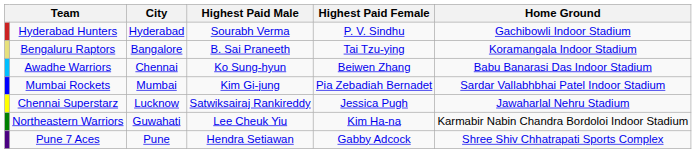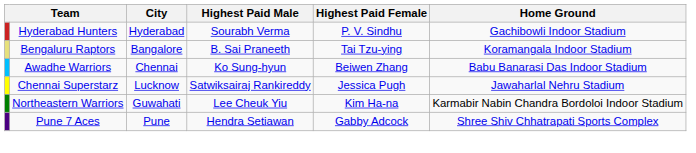- row: (68, 85)
